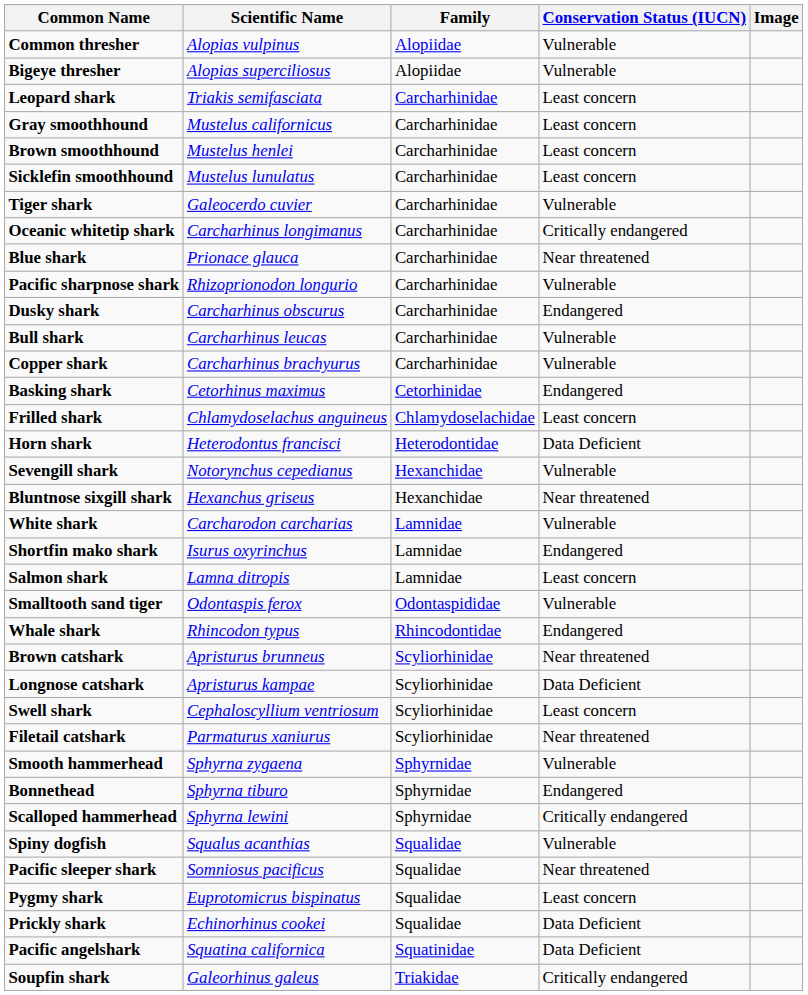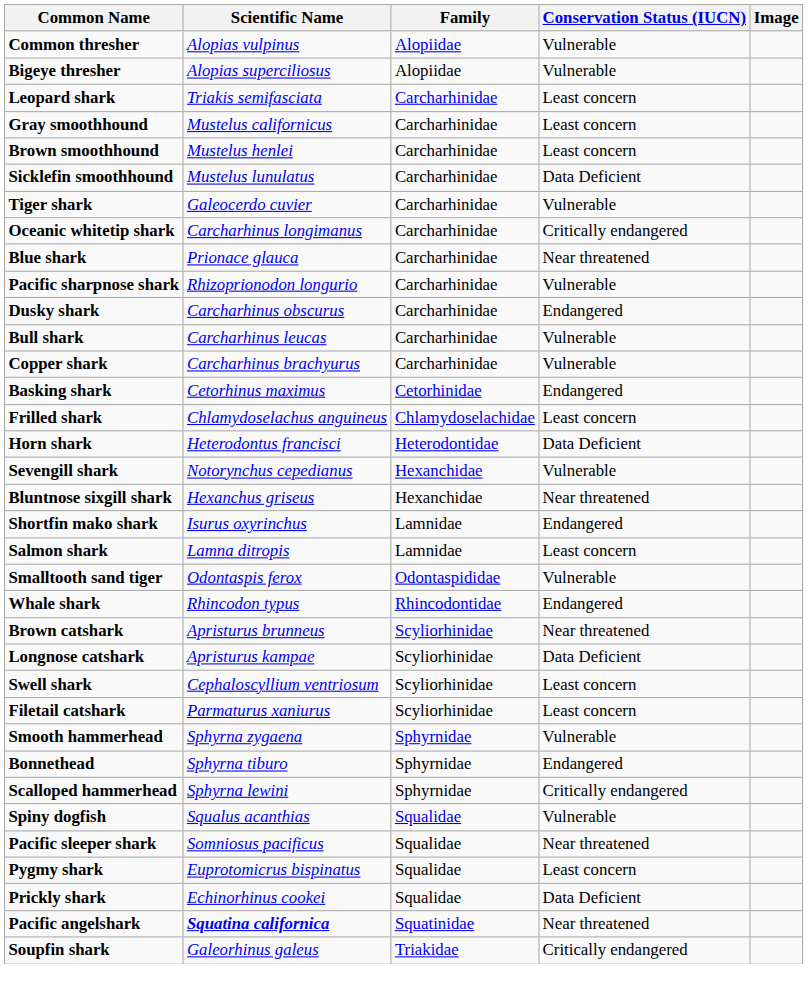(589, 177) Least concern -> (592, 177) Data Deficient
- row: (53, 524)
(596, 737) Near threatened -> (589, 710) Least concern
(256, 950) normal -> (258, 923) bold
(592, 950) Data Deficient -> (596, 923) Near threatened
